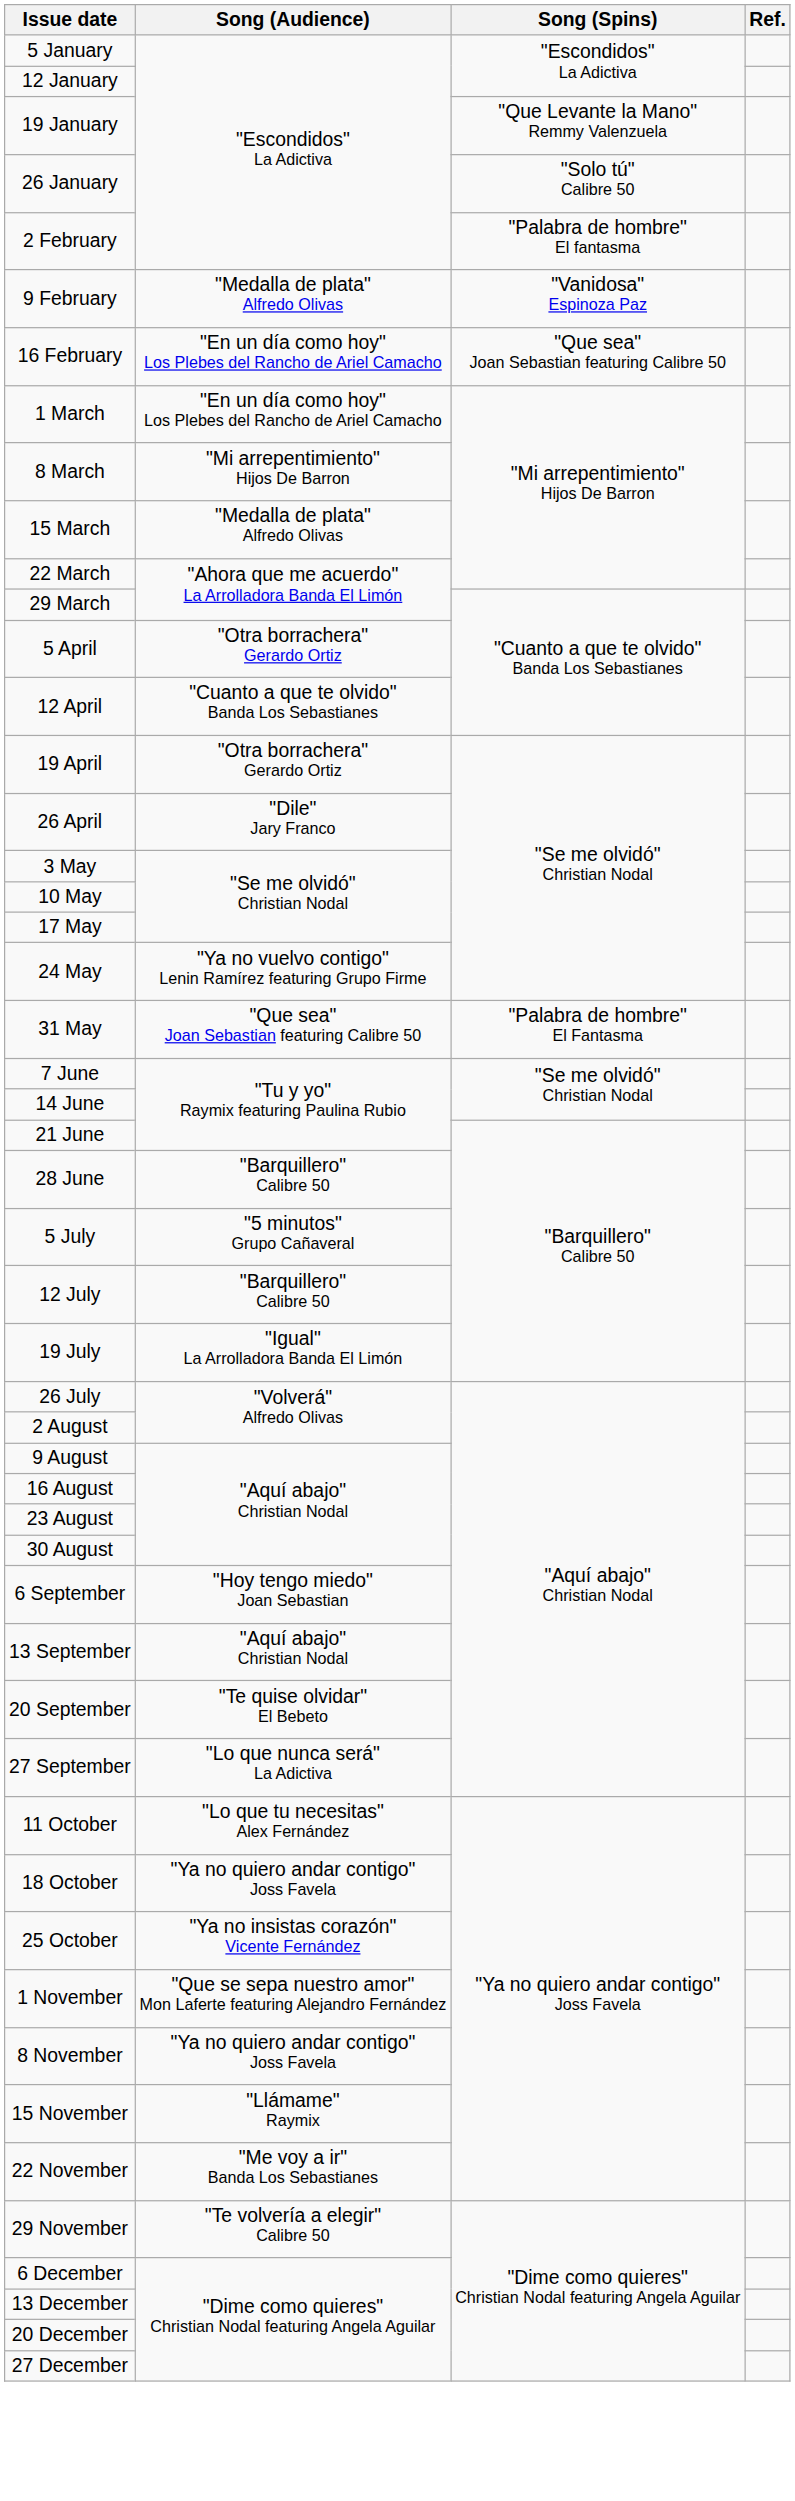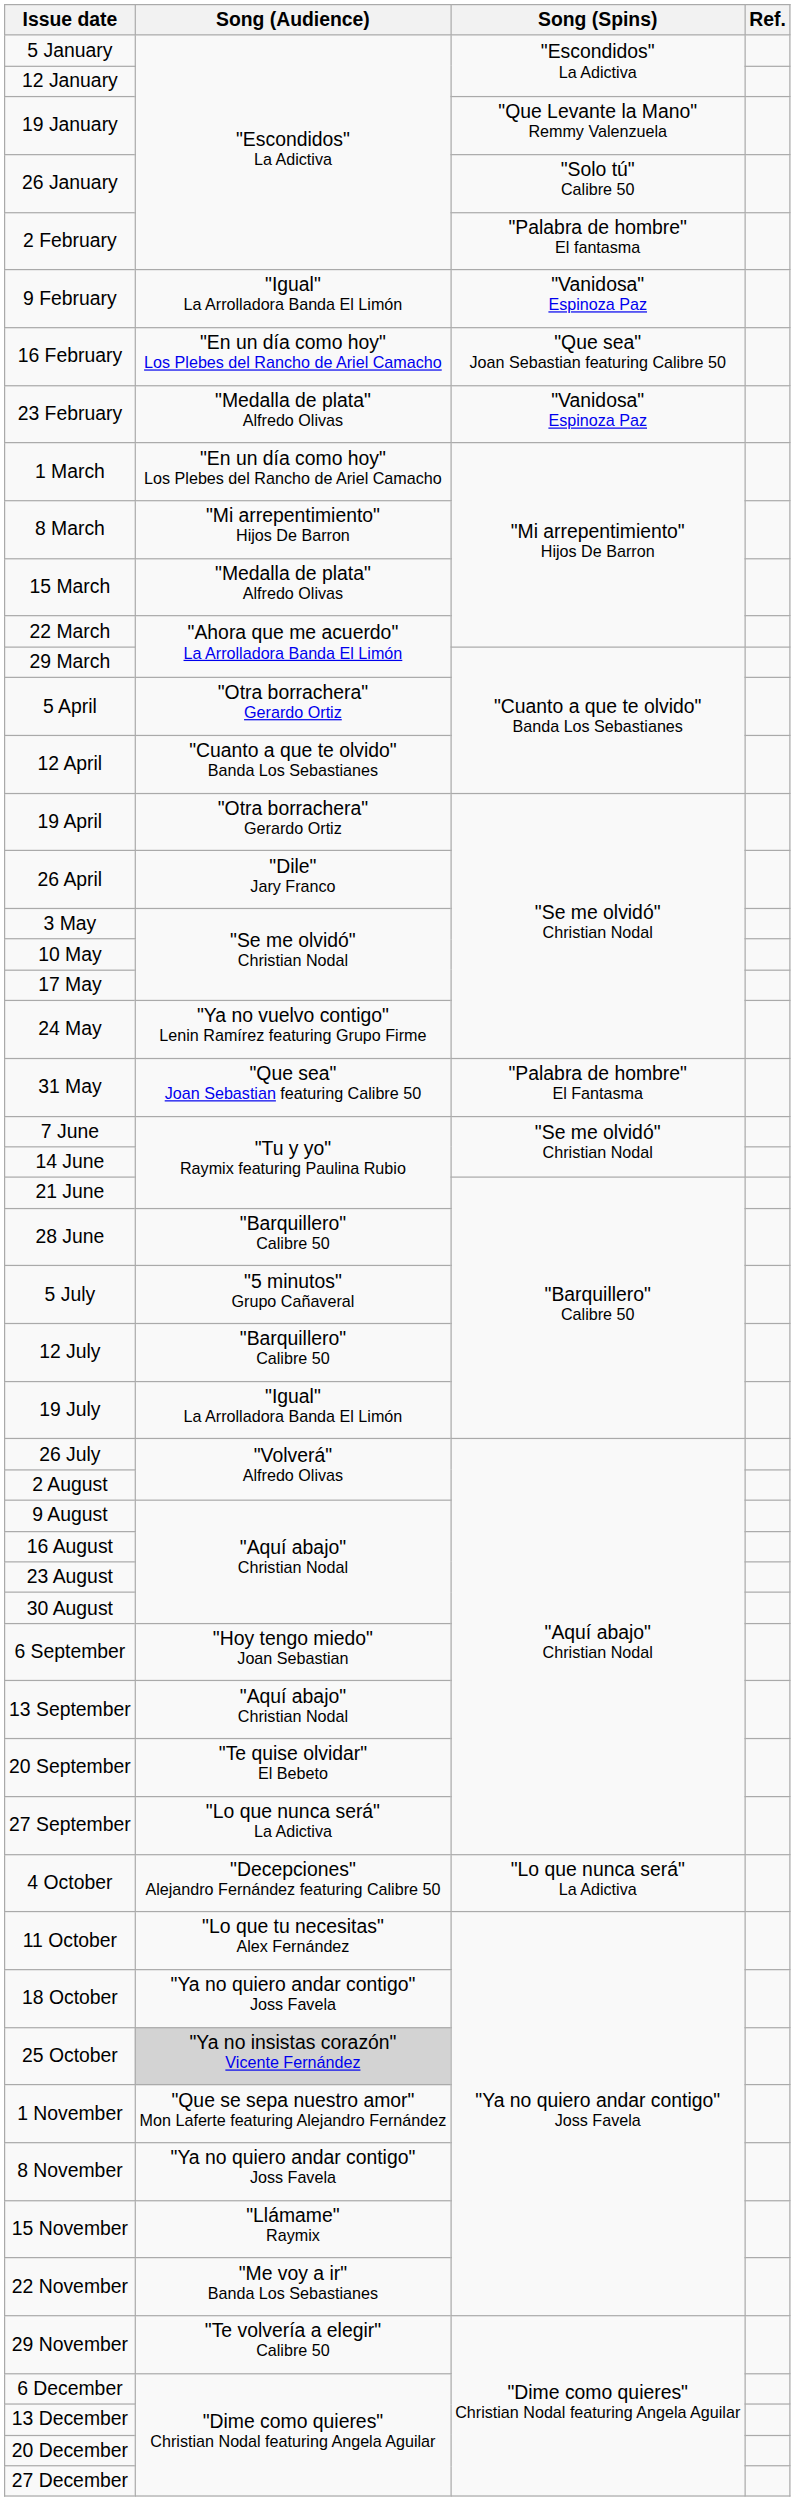(293, 294) "Medalla de plata" Alfredo Olivas -> (293, 294) "Igual" La Arrolladora Banda El Limón
+ row: (70, 414)
+ row: (70, 1882)
(293, 1936) no background -> (293, 2052) lightgrey background
